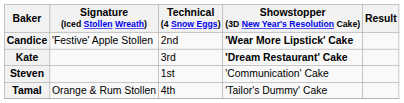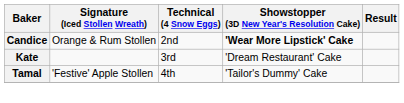(103, 40) 'Festive' Apple Stollen -> (104, 40) Orange & Rum Stollen
(286, 57) bold -> (283, 57) normal
- row: (27, 73)
(104, 90) Orange & Rum Stollen -> (103, 73) 'Festive' Apple Stollen
